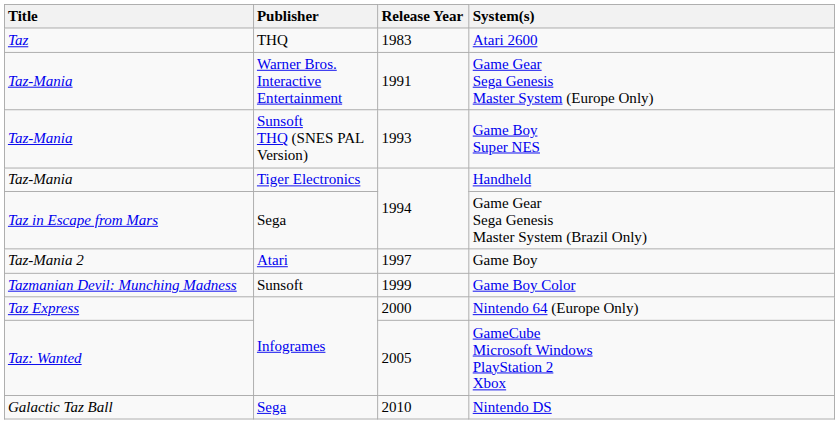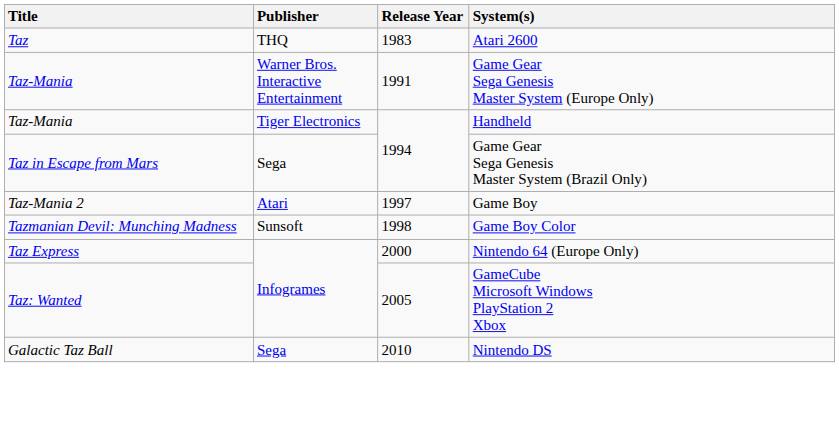- row: (506, 138)
(396, 284) 1999 -> (396, 227) 1998
